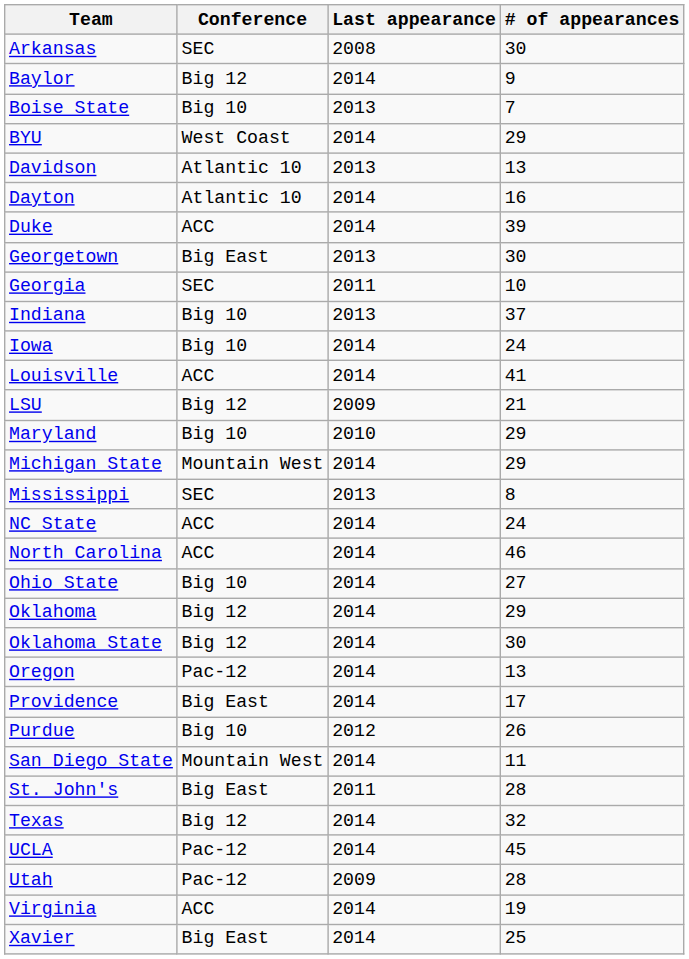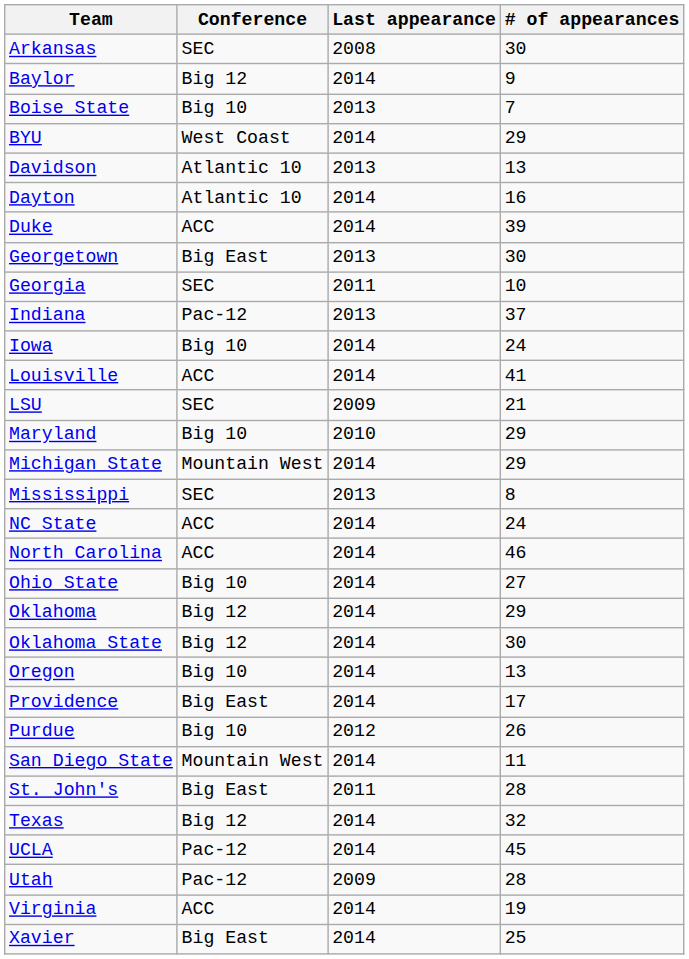(214, 316) Big 10 -> (214, 316) Pac-12
(214, 405) Big 12 -> (198, 405) SEC
(214, 672) Pac-12 -> (214, 672) Big 10
